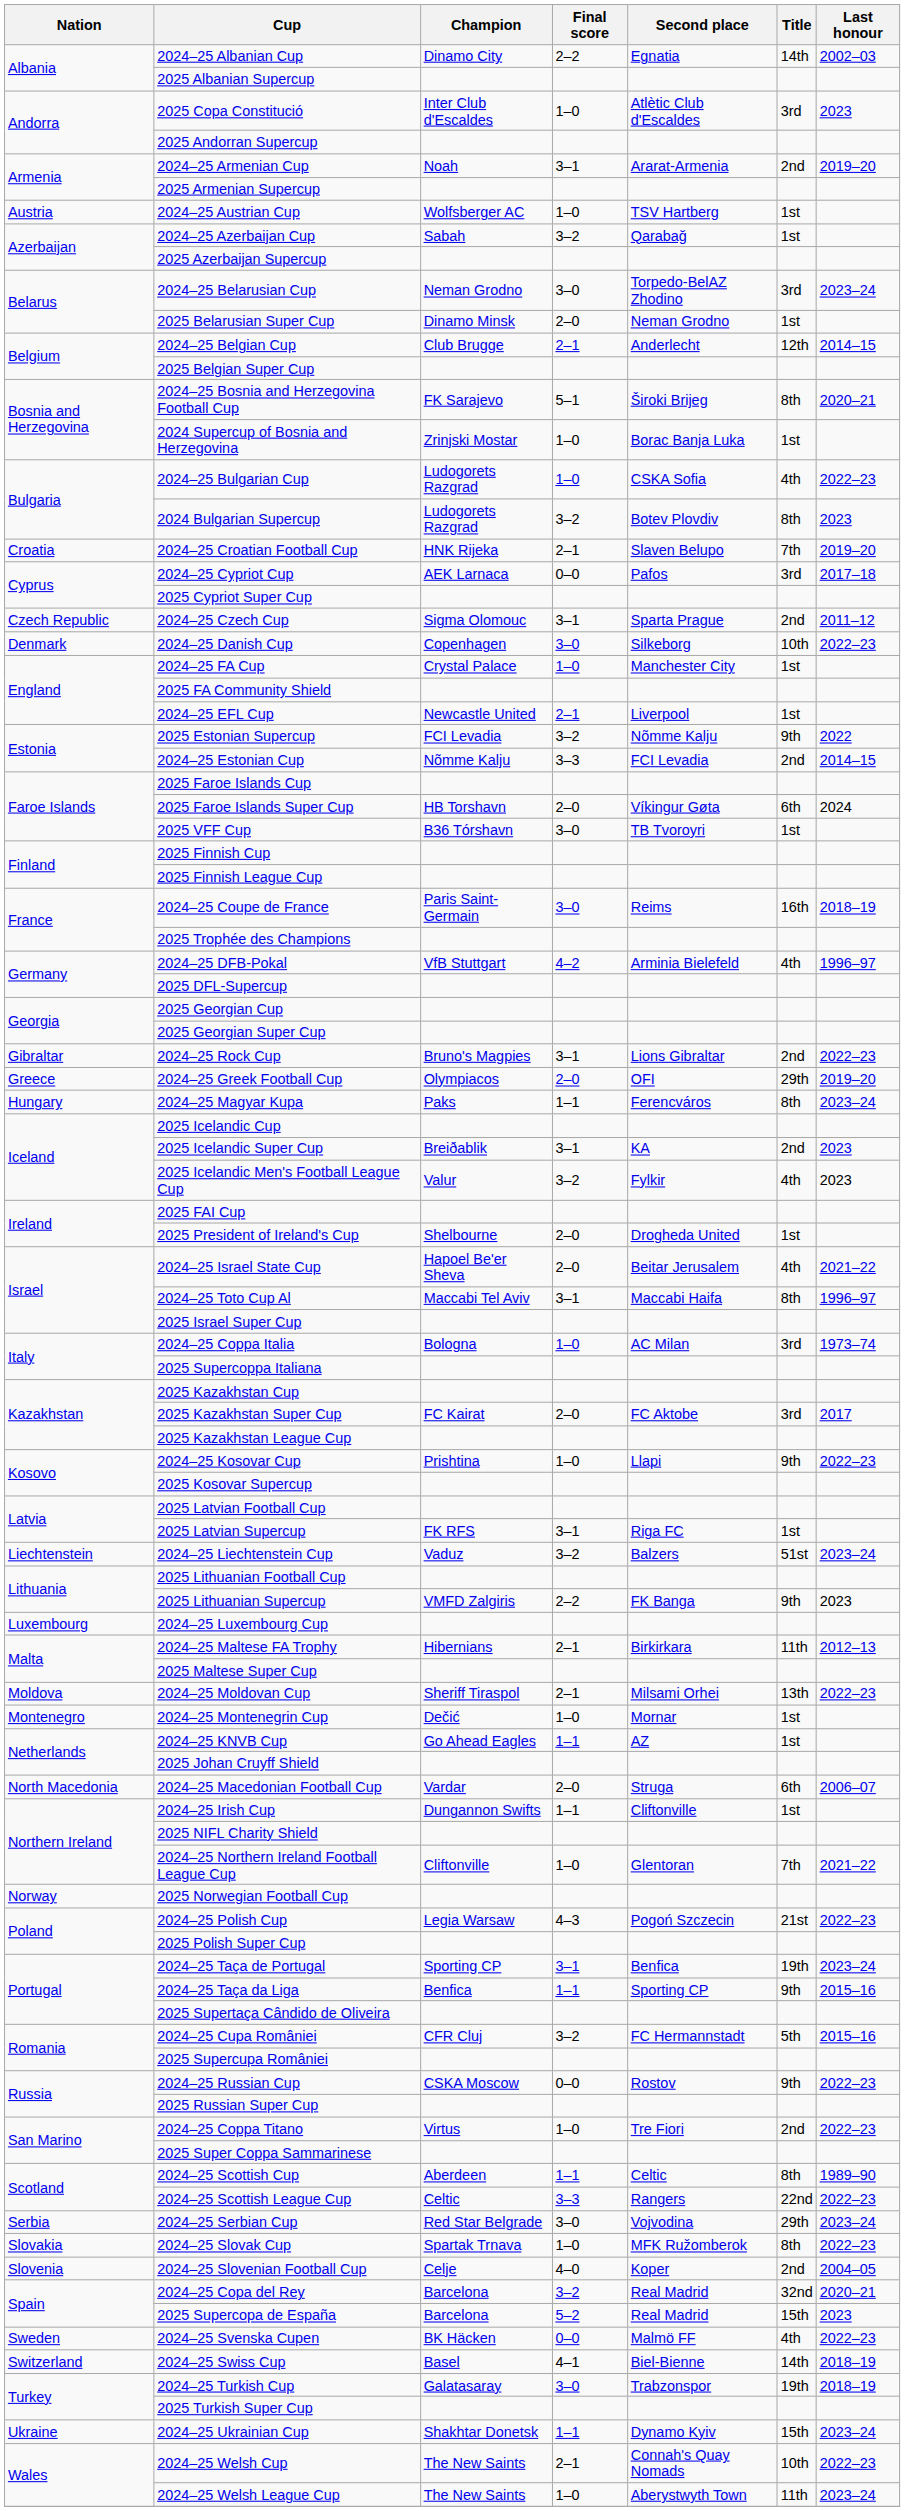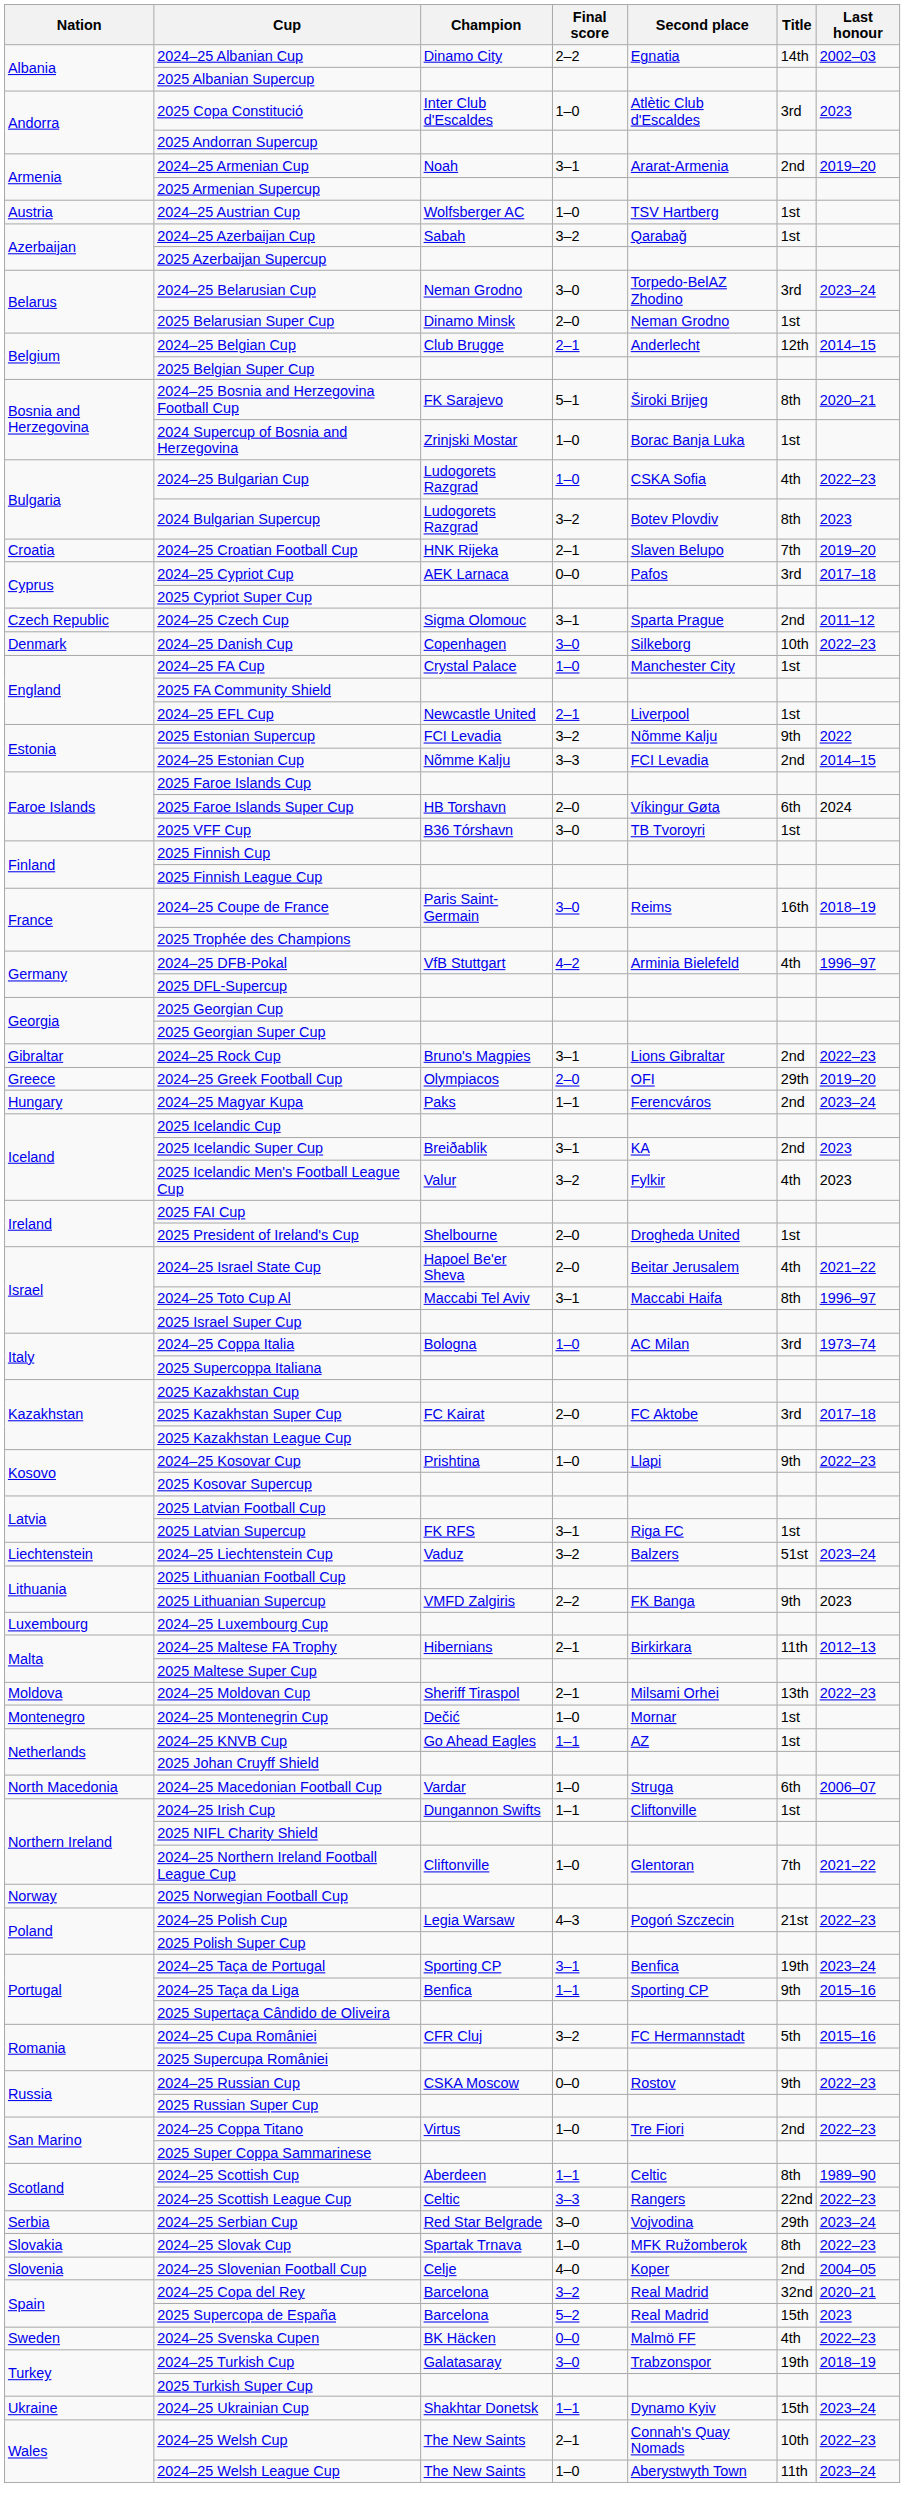(791, 1102) 8th -> (793, 1102) 2nd
(836, 1414) 2017 -> (848, 1414) 2017–18
(567, 1787) 2–0 -> (567, 1787) 1–0
- row: (221, 2362)
